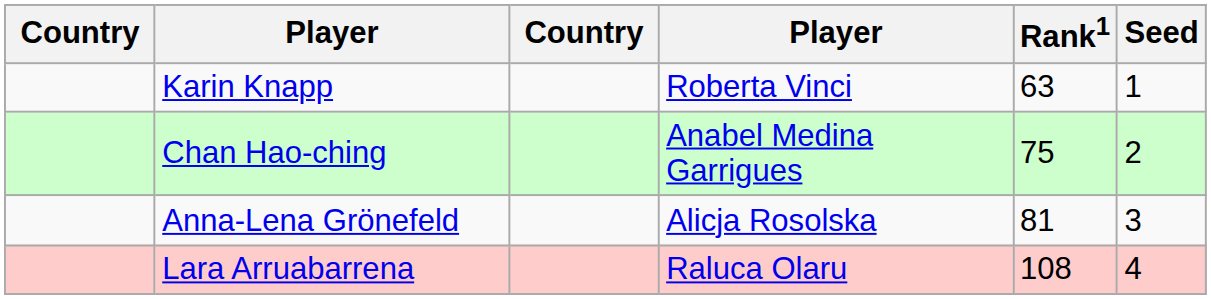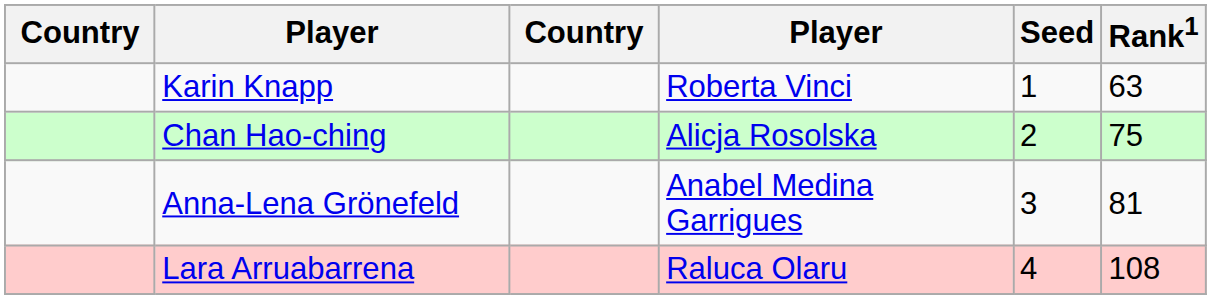columns swapped: (1065, 33) <-> (1162, 33)
(770, 153) Anabel Medina Garrigues -> (771, 135) Alicja Rosolska
(771, 220) Alicja Rosolska -> (770, 202) Anabel Medina Garrigues
